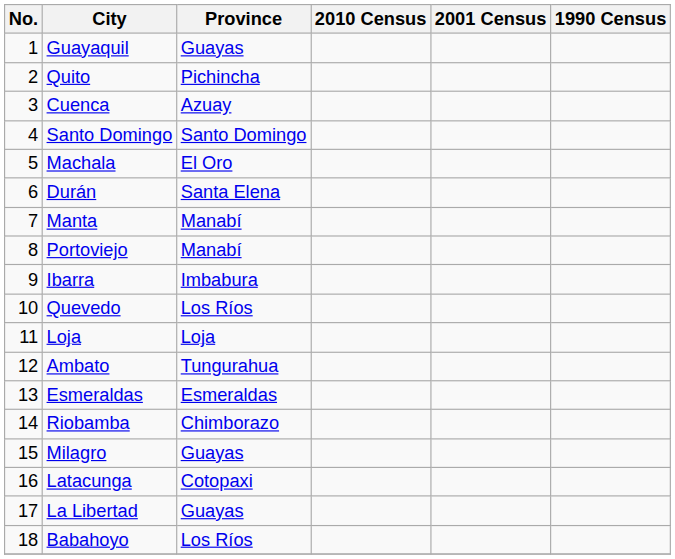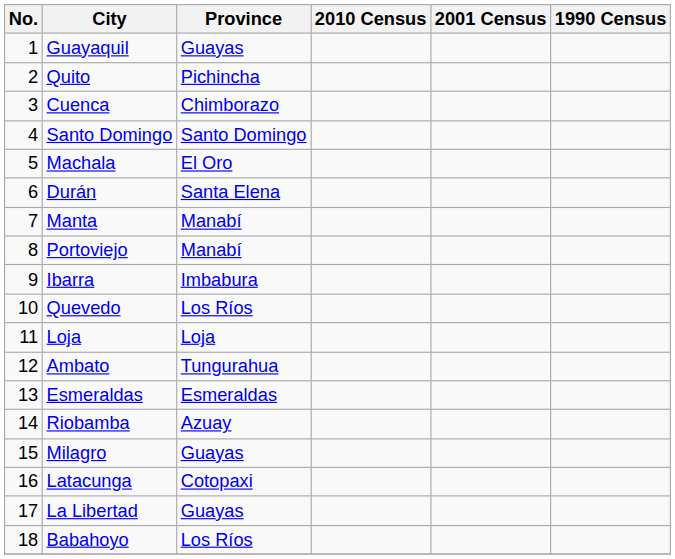(206, 105) Azuay -> (230, 105) Chimborazo
(230, 423) Chimborazo -> (206, 423) Azuay
